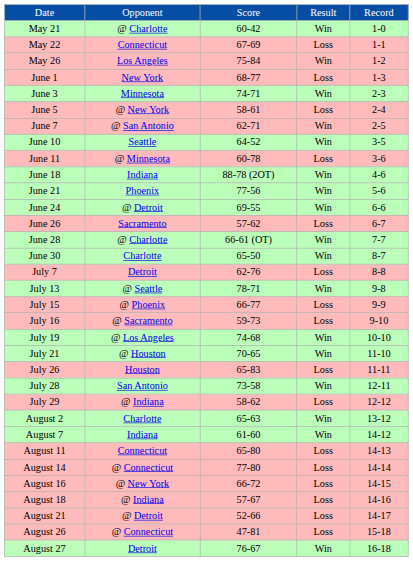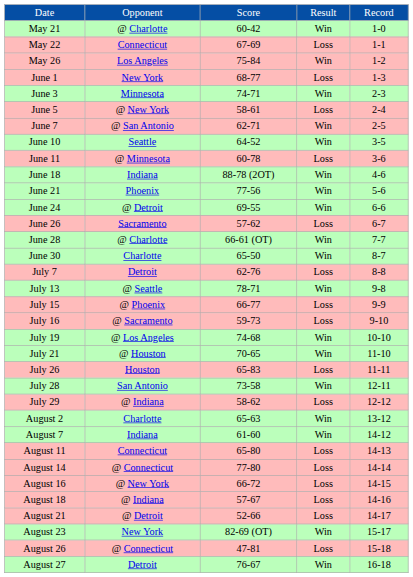+ row: (45, 532)
